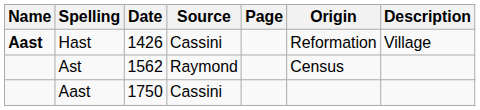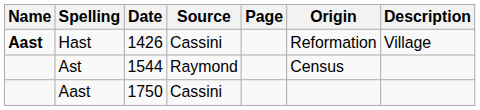(145, 67) 1562 -> (145, 67) 1544
